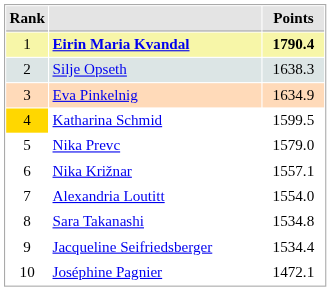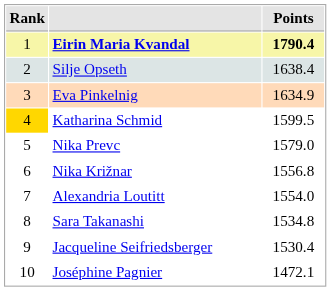(293, 69) 1638.3 -> (293, 69) 1638.4
(293, 171) 1557.1 -> (293, 171) 1556.8
(293, 247) 1534.4 -> (293, 247) 1530.4
